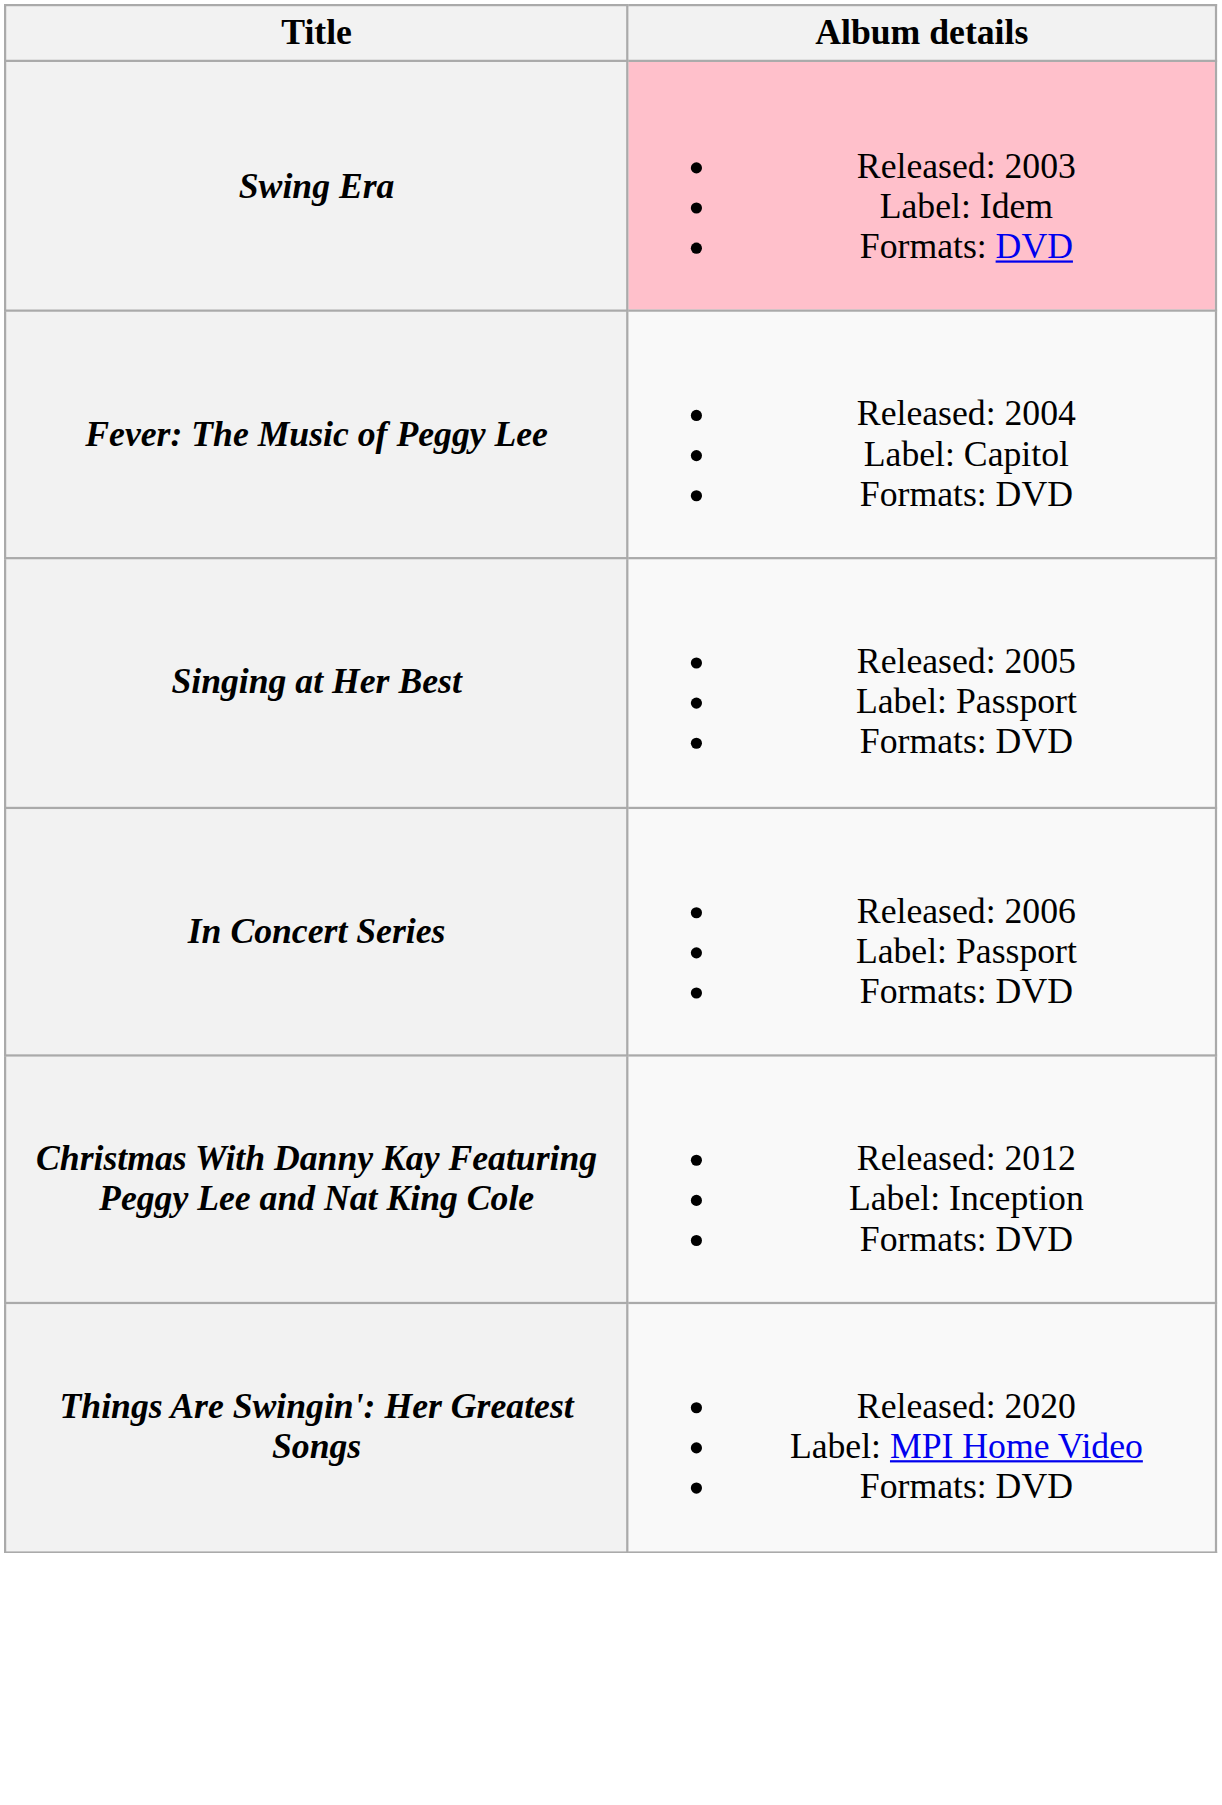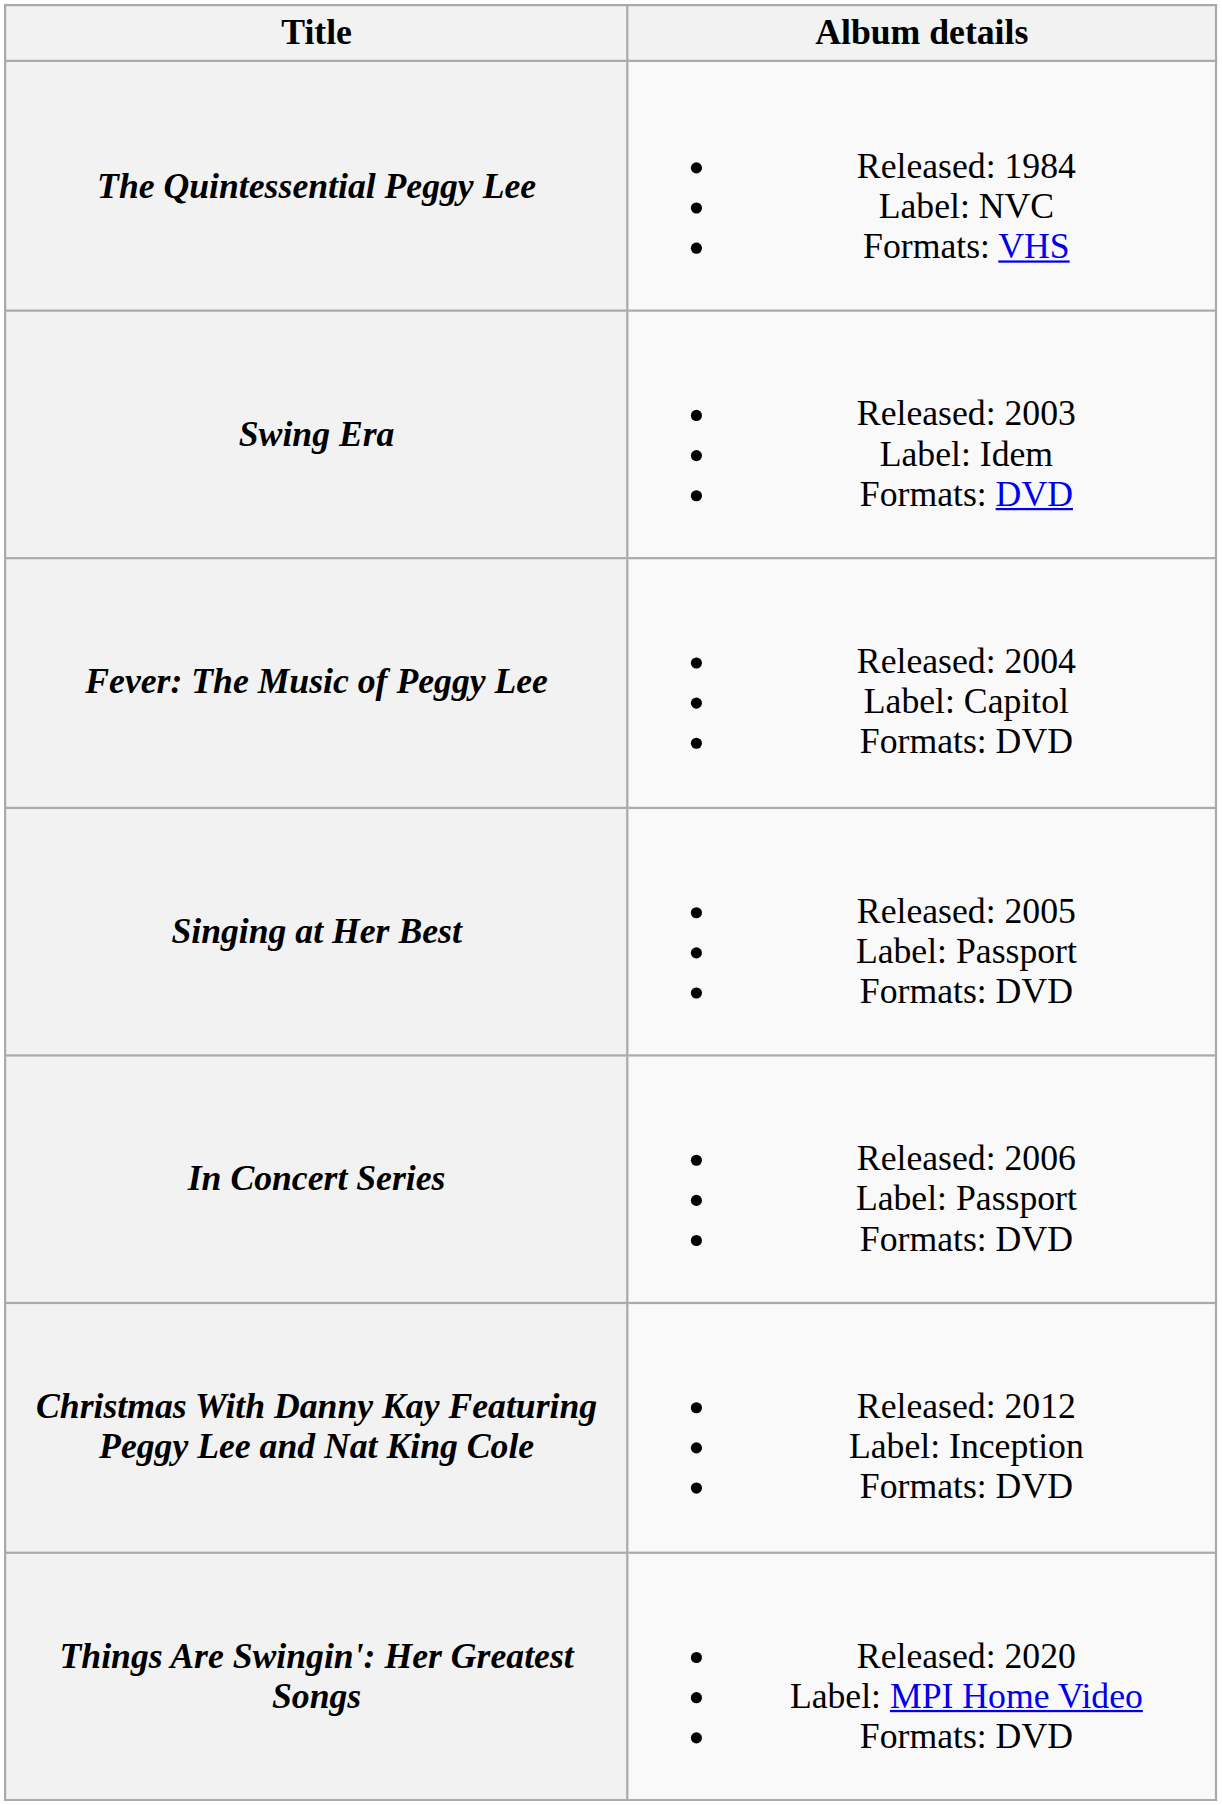+ row: (317, 185)
(922, 206) pink background -> (922, 454) no background
